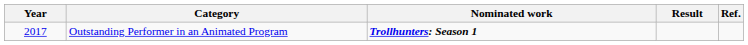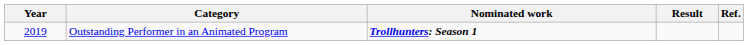(35, 31) 2017 -> (35, 31) 2019
